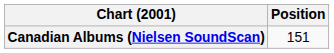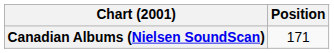(298, 37) 151 -> (298, 37) 171
